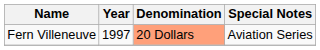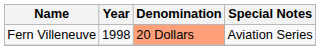(116, 34) 1997 -> (116, 34) 1998
